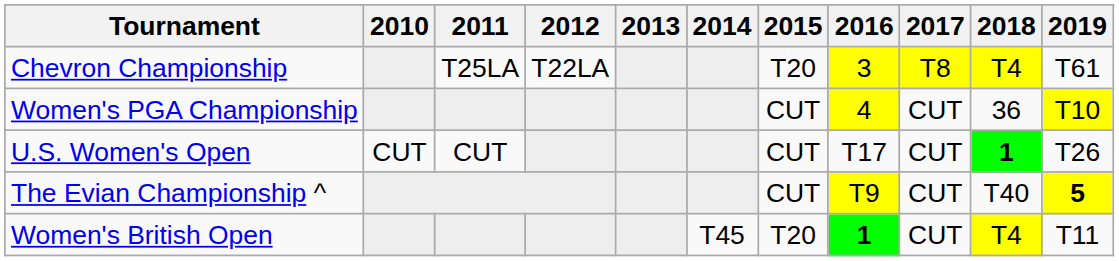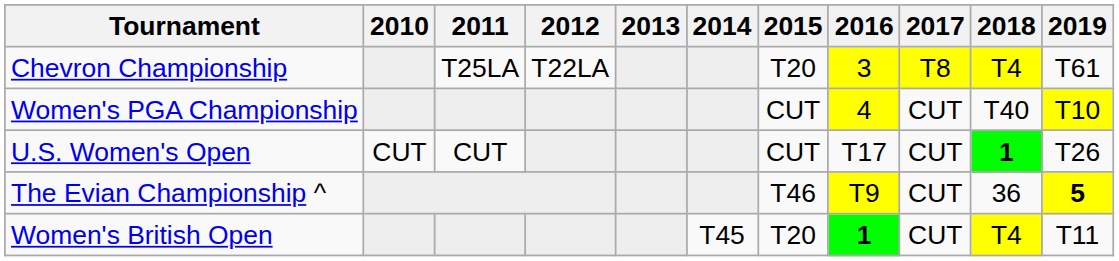(1006, 110) 36 -> (1006, 110) T40
(793, 193) CUT -> (793, 193) T46
(1006, 193) T40 -> (1006, 193) 36
